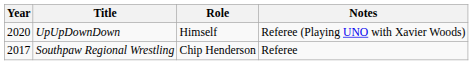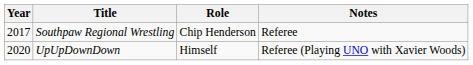rows swapped: (105, 50) <-> (78, 32)
